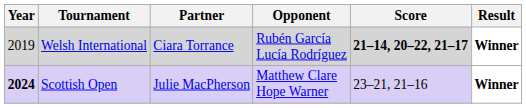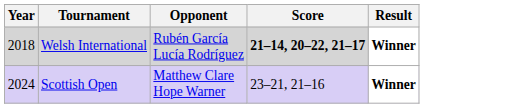- column: (202, 16)
(21, 46) 2019 -> (21, 46) 2018
(21, 84) bold -> (21, 84) normal
